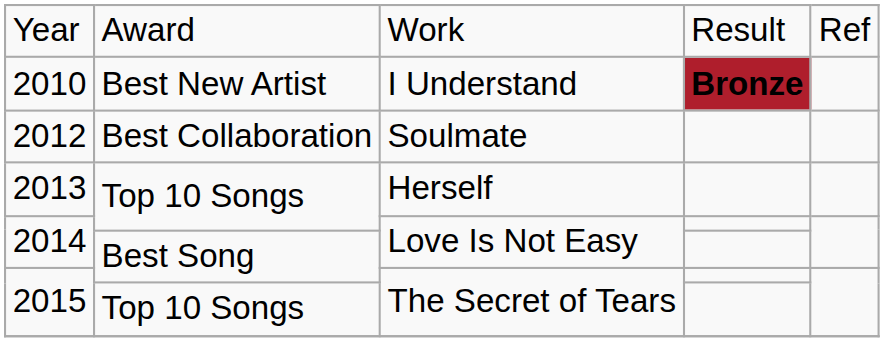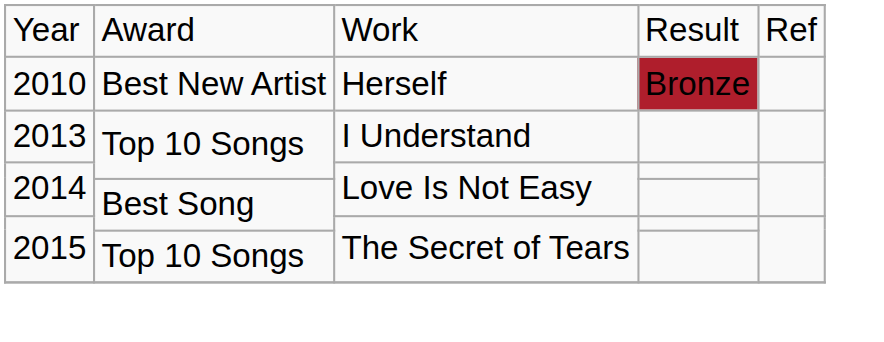(482, 83) I Understand -> (394, 83) Herself
(747, 84) bold -> (698, 84) normal
- row: (50, 135)
(440, 188) Herself -> (436, 135) I Understand
